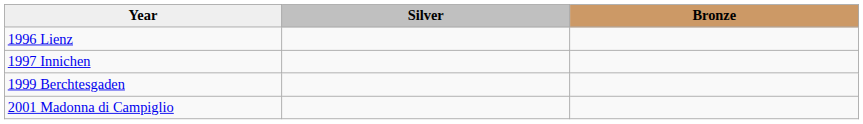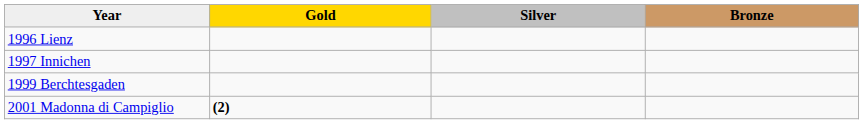+ column: (320, 15)
